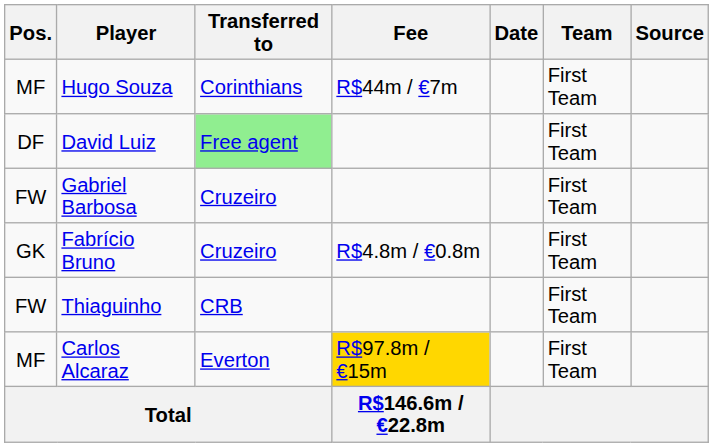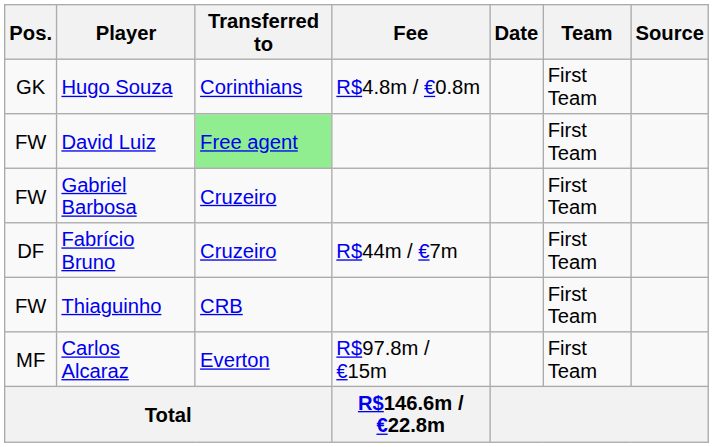(31, 87) MF -> (31, 87) GK
(397, 87) R$44m / €7m -> (408, 87) R$4.8m / €0.8m
(31, 141) DF -> (31, 141) FW
(31, 251) GK -> (31, 251) DF
(408, 251) R$4.8m / €0.8m -> (397, 251) R$44m / €7m
(383, 360) gold background -> (383, 360) no background
